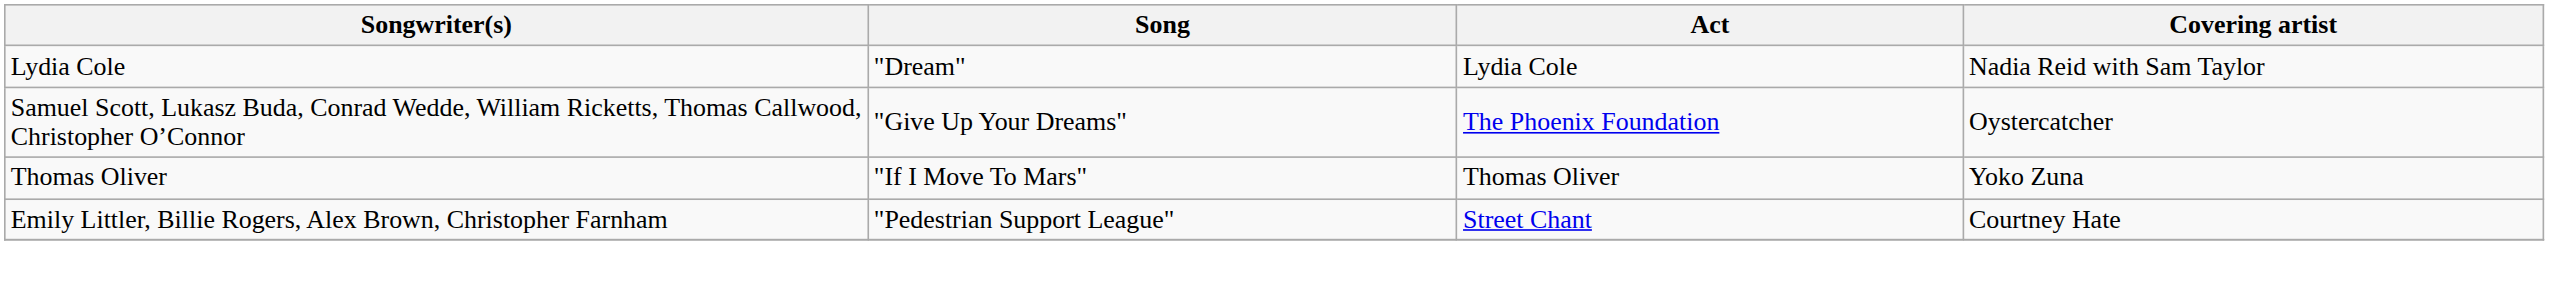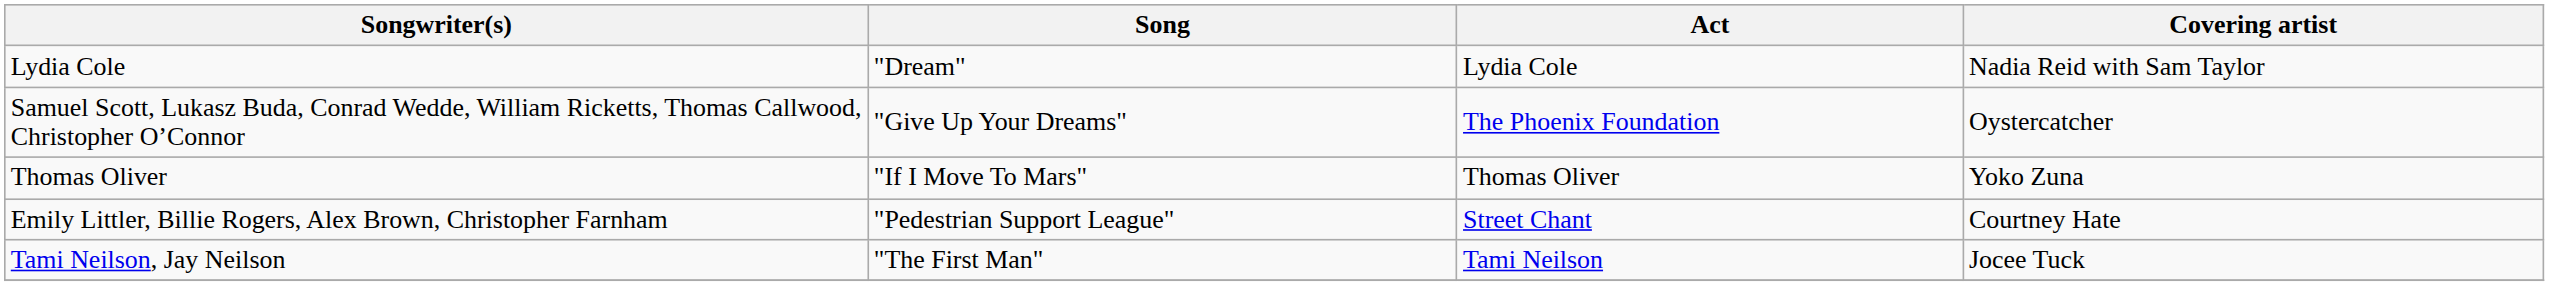+ row: (148, 259)
